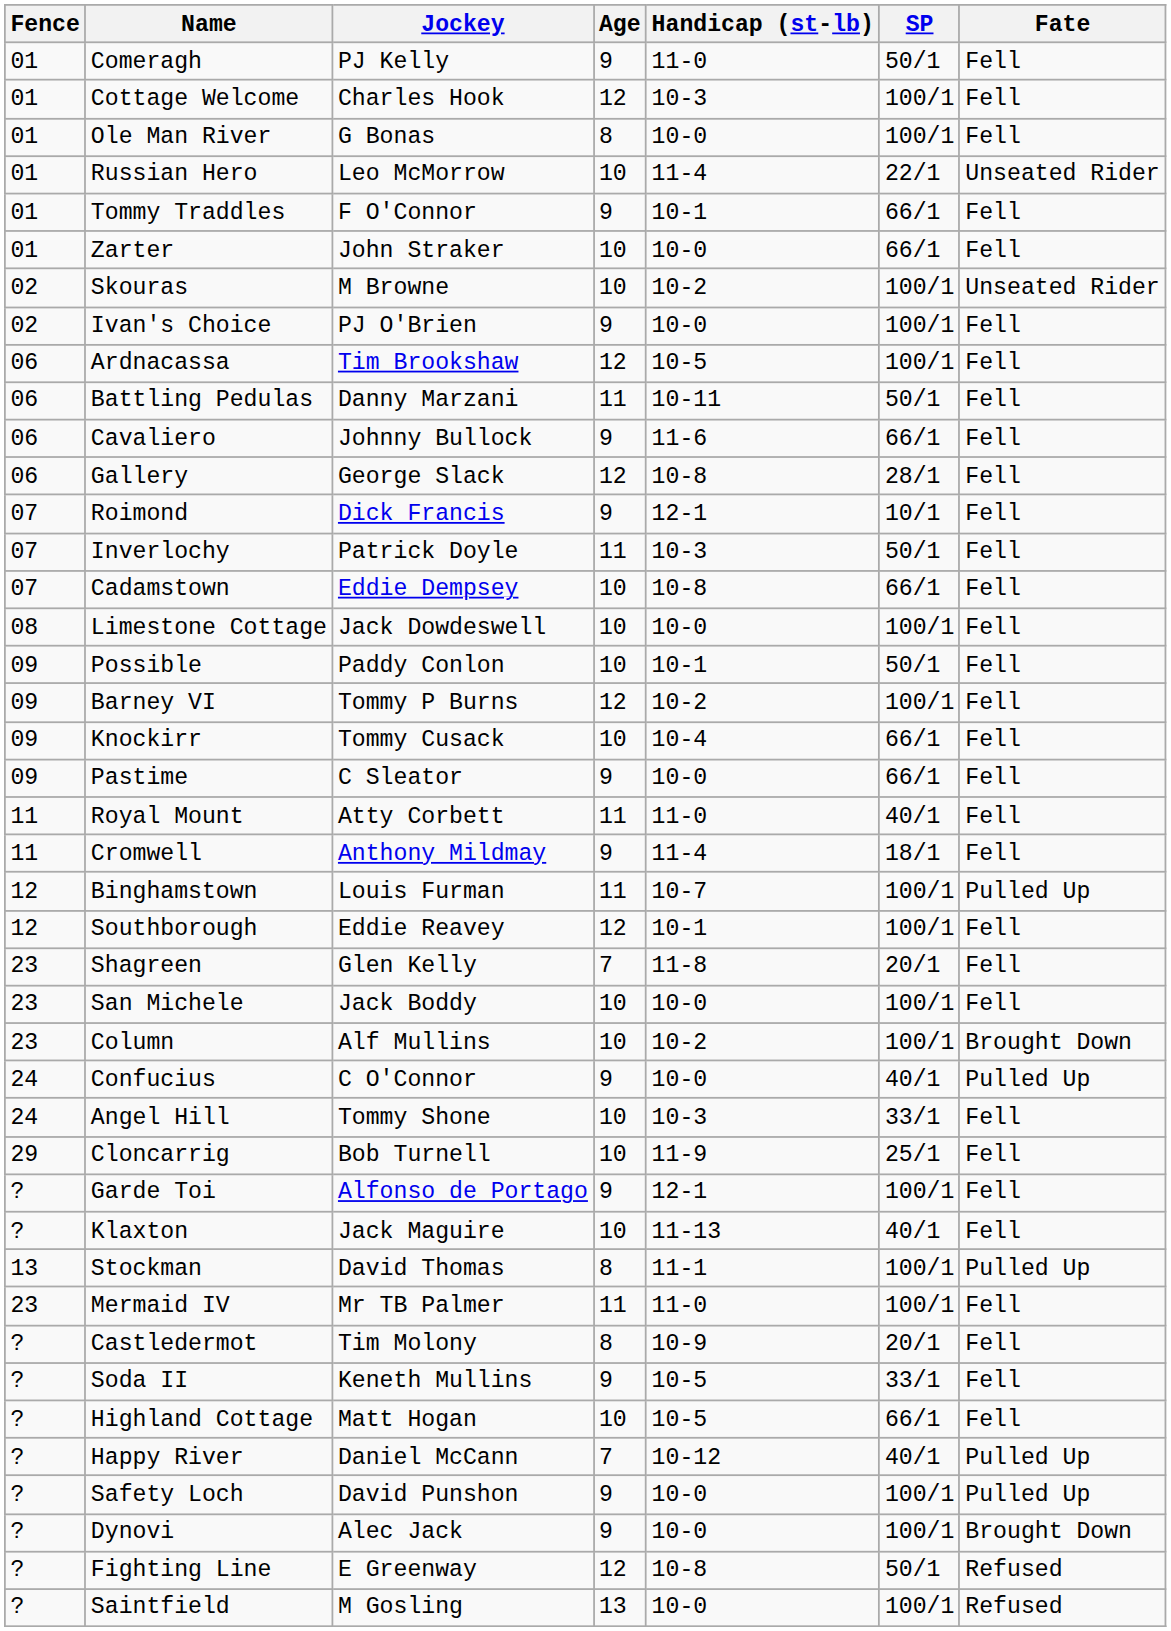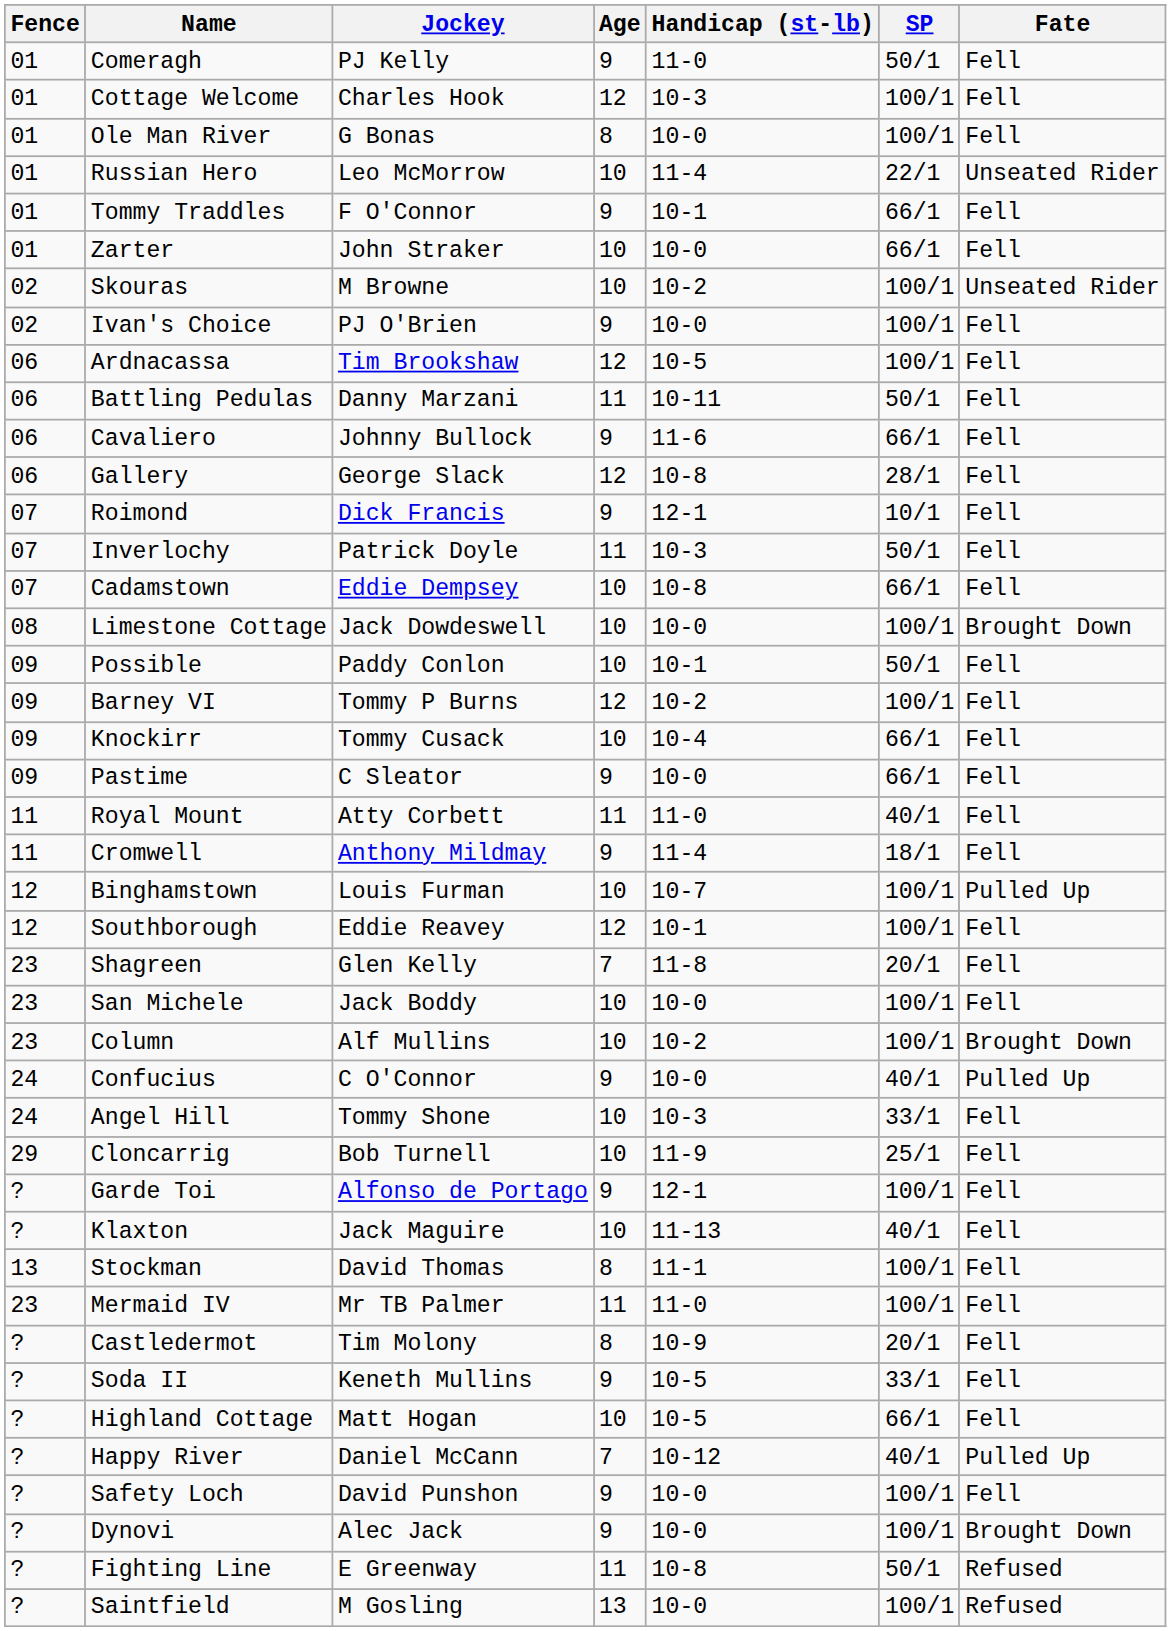(993, 627) Fell -> (1049, 627) Brought Down
(613, 891) 11 -> (613, 891) 10
(1028, 1268) Pulled Up -> (993, 1268) Fell
(1028, 1495) Pulled Up -> (993, 1495) Fell
(613, 1570) 12 -> (613, 1570) 11
